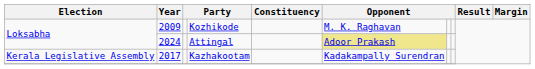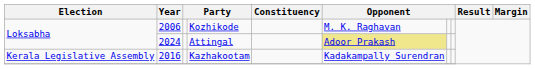(170, 27) 2009 -> (170, 27) 2006
(170, 56) 2017 -> (170, 56) 2016
